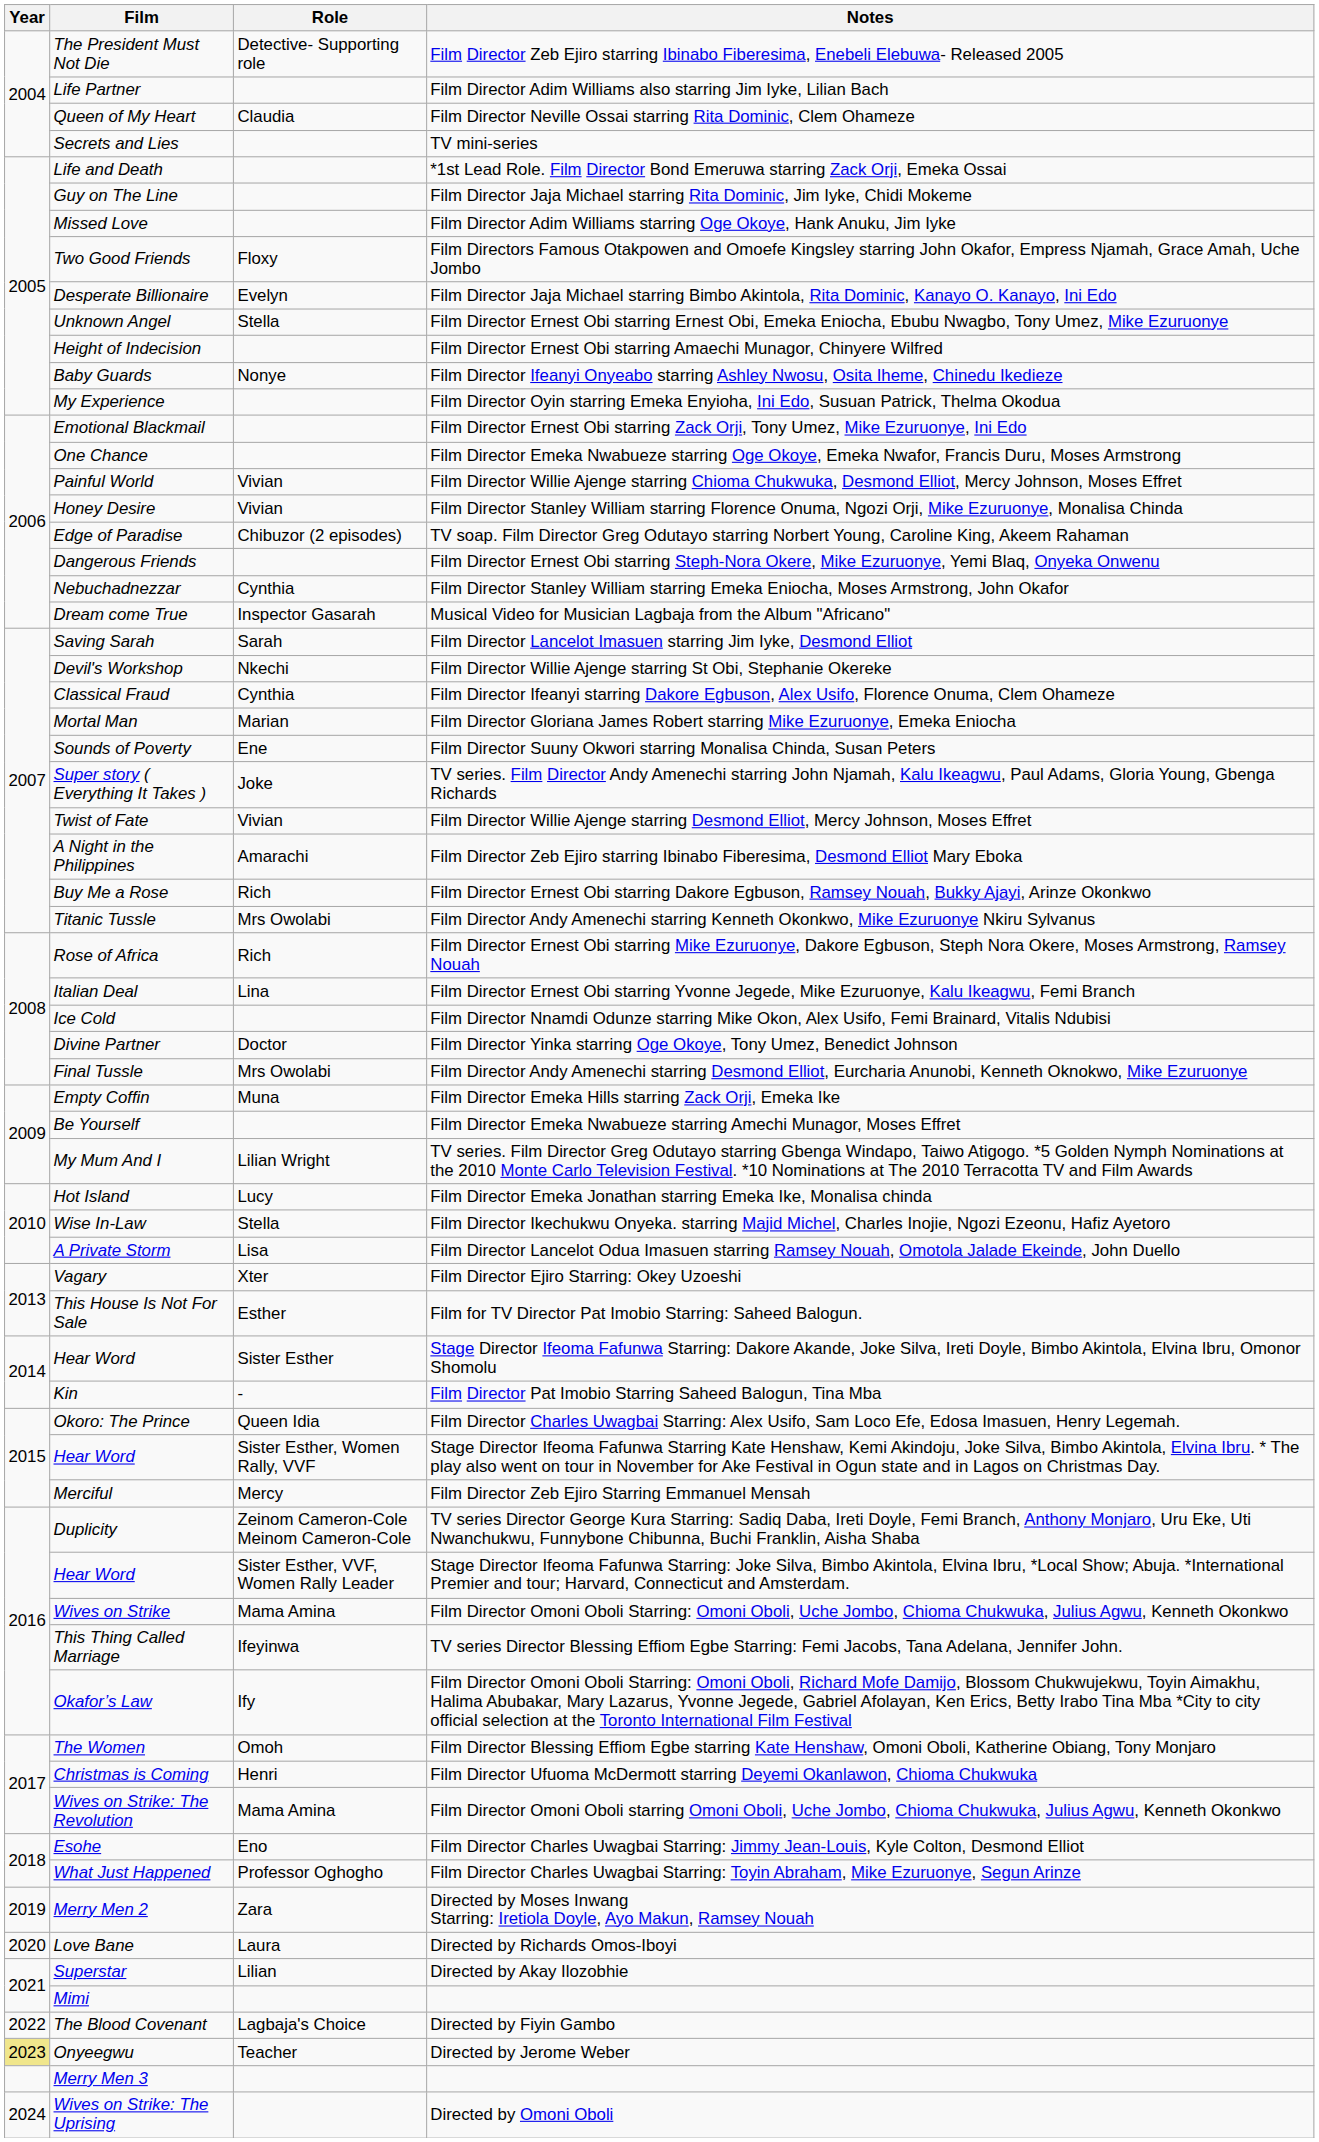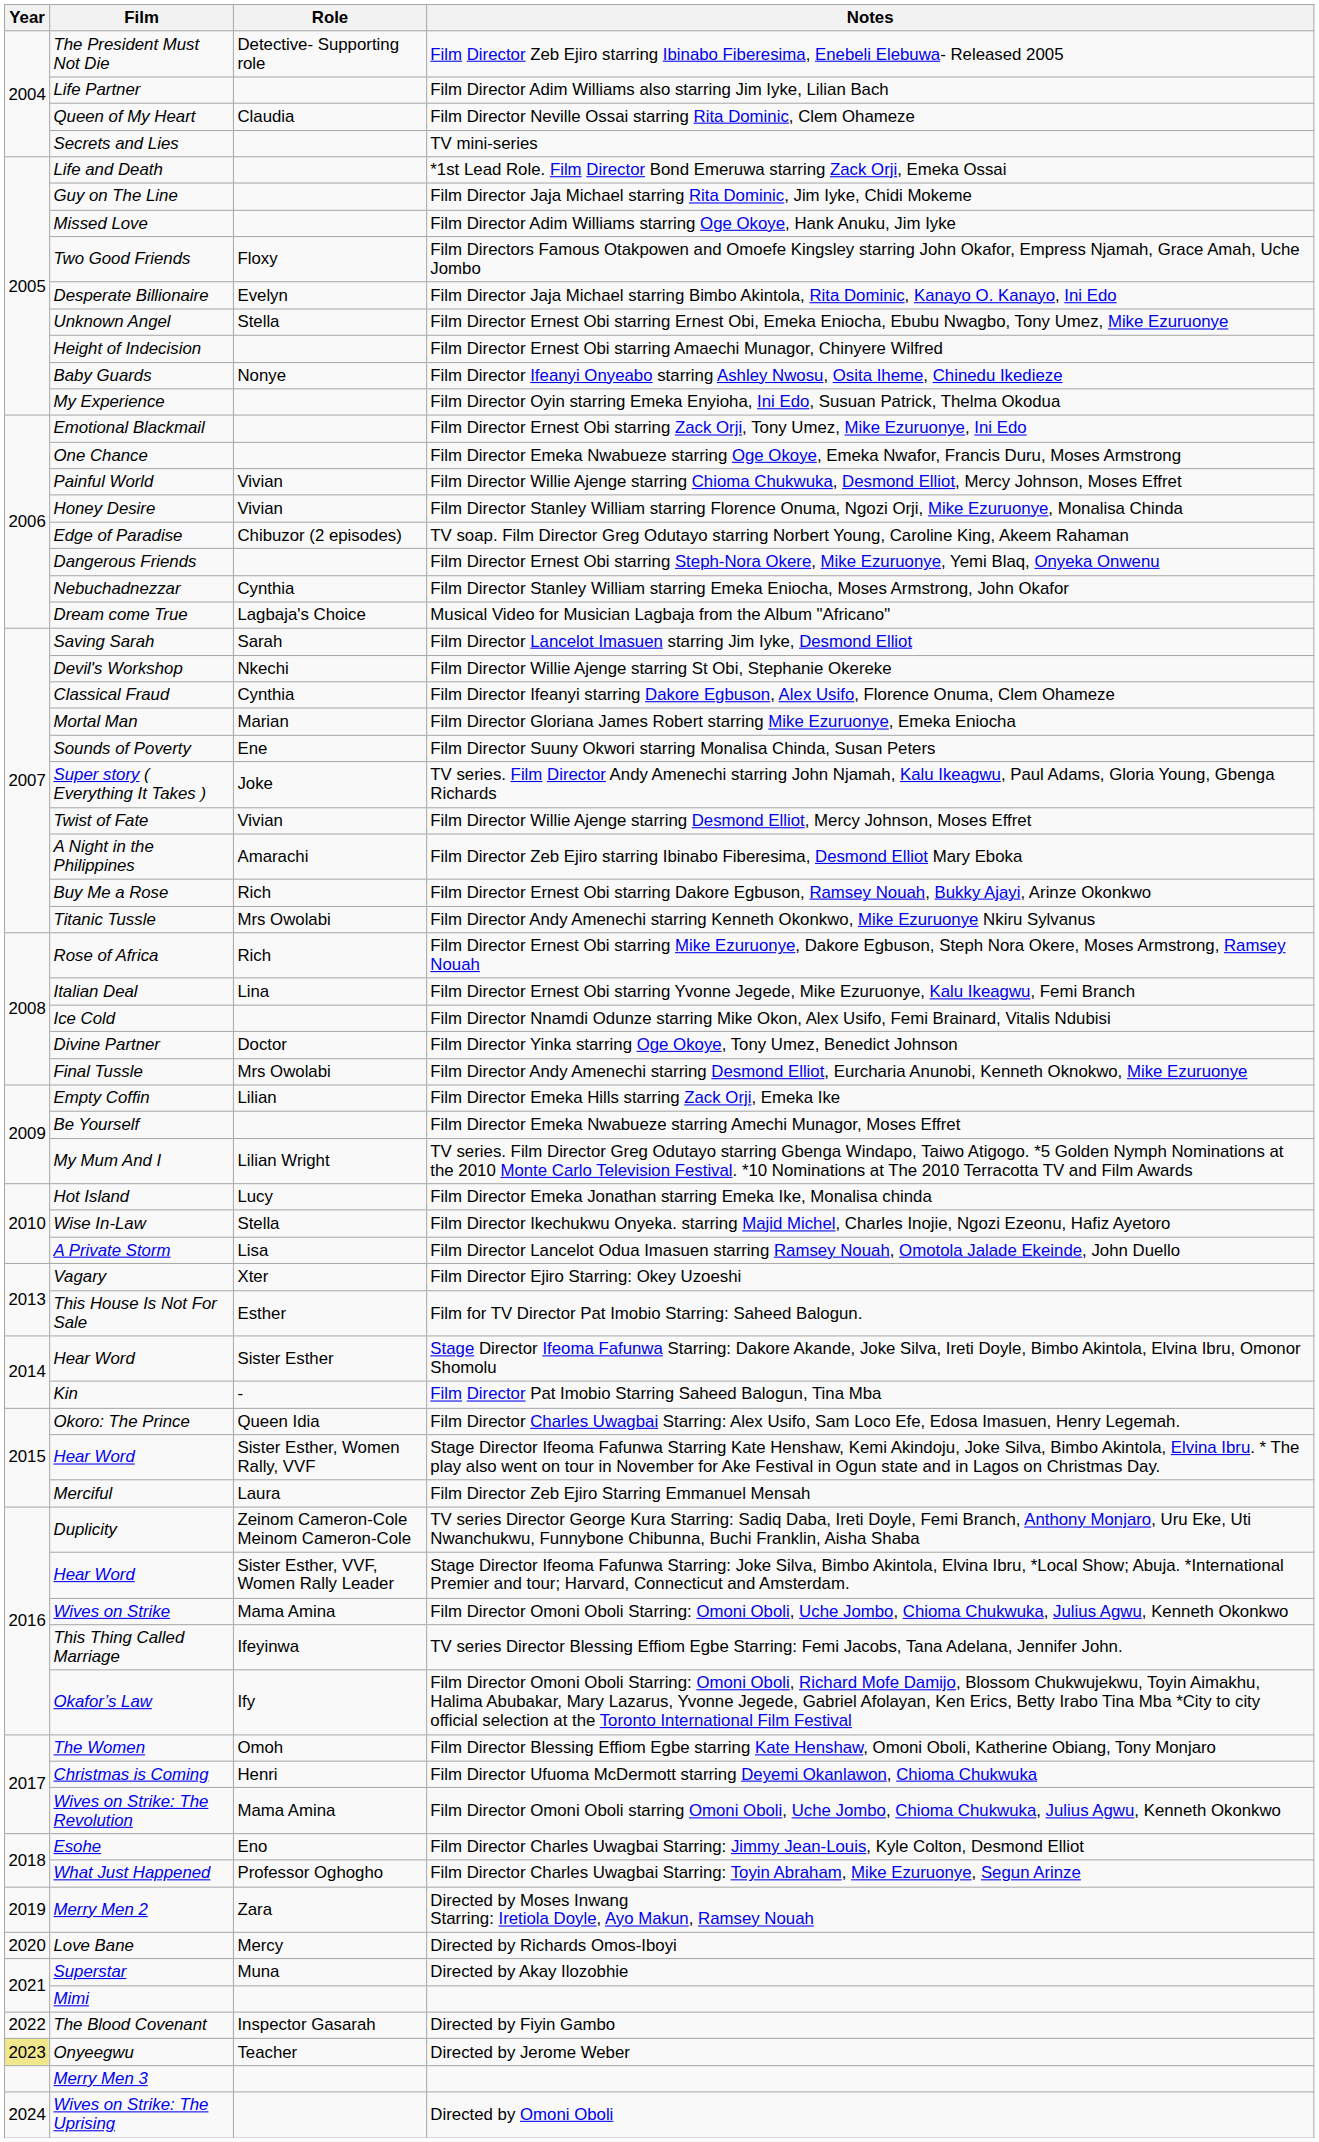(307, 615) Inspector Gasarah -> (302, 615) Lagbaja's Choice
(258, 1098) Muna -> (257, 1098) Lilian
(260, 1493) Mercy -> (259, 1493) Laura
(259, 1945) Laura -> (260, 1945) Mercy
(257, 1972) Lilian -> (258, 1972) Muna
(302, 2025) Lagbaja's Choice -> (307, 2025) Inspector Gasarah
